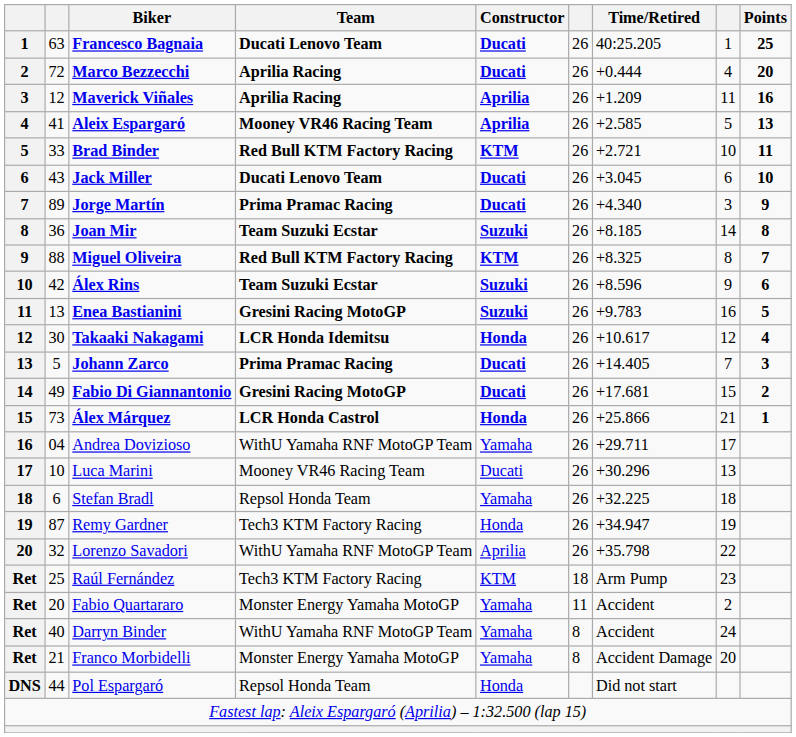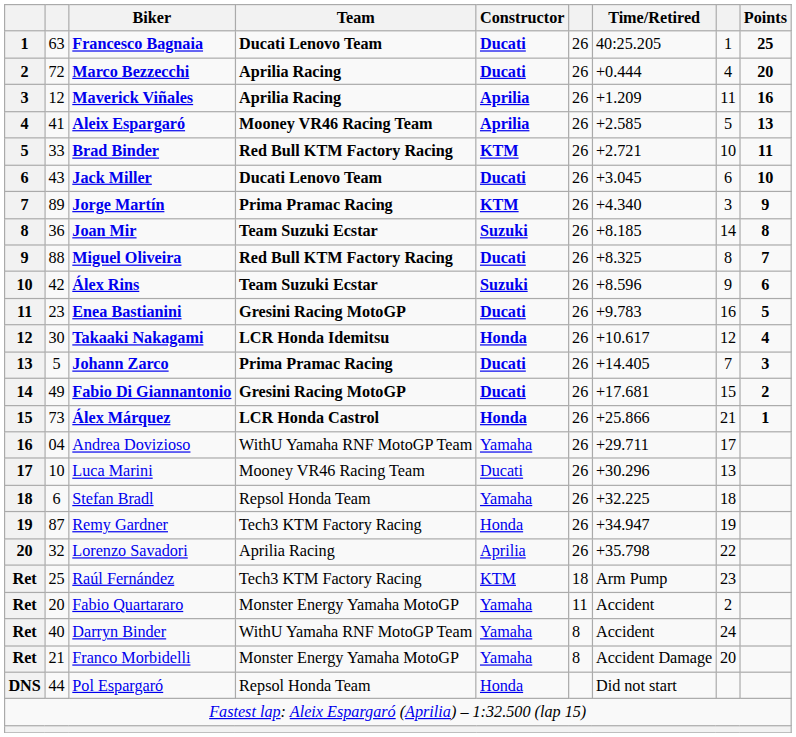(503, 204) Ducati -> (499, 204) KTM
(499, 257) KTM -> (503, 257) Ducati
(57, 311) 13 -> (57, 311) 23
(504, 311) Suzuki -> (503, 311) Ducati
(356, 551) WithU Yamaha RNF MotoGP Team -> (287, 551) Aprilia Racing
